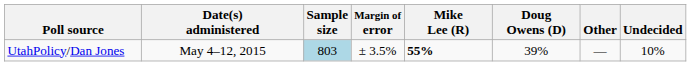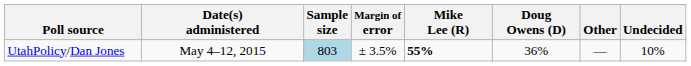(536, 50) 39% -> (536, 50) 36%
